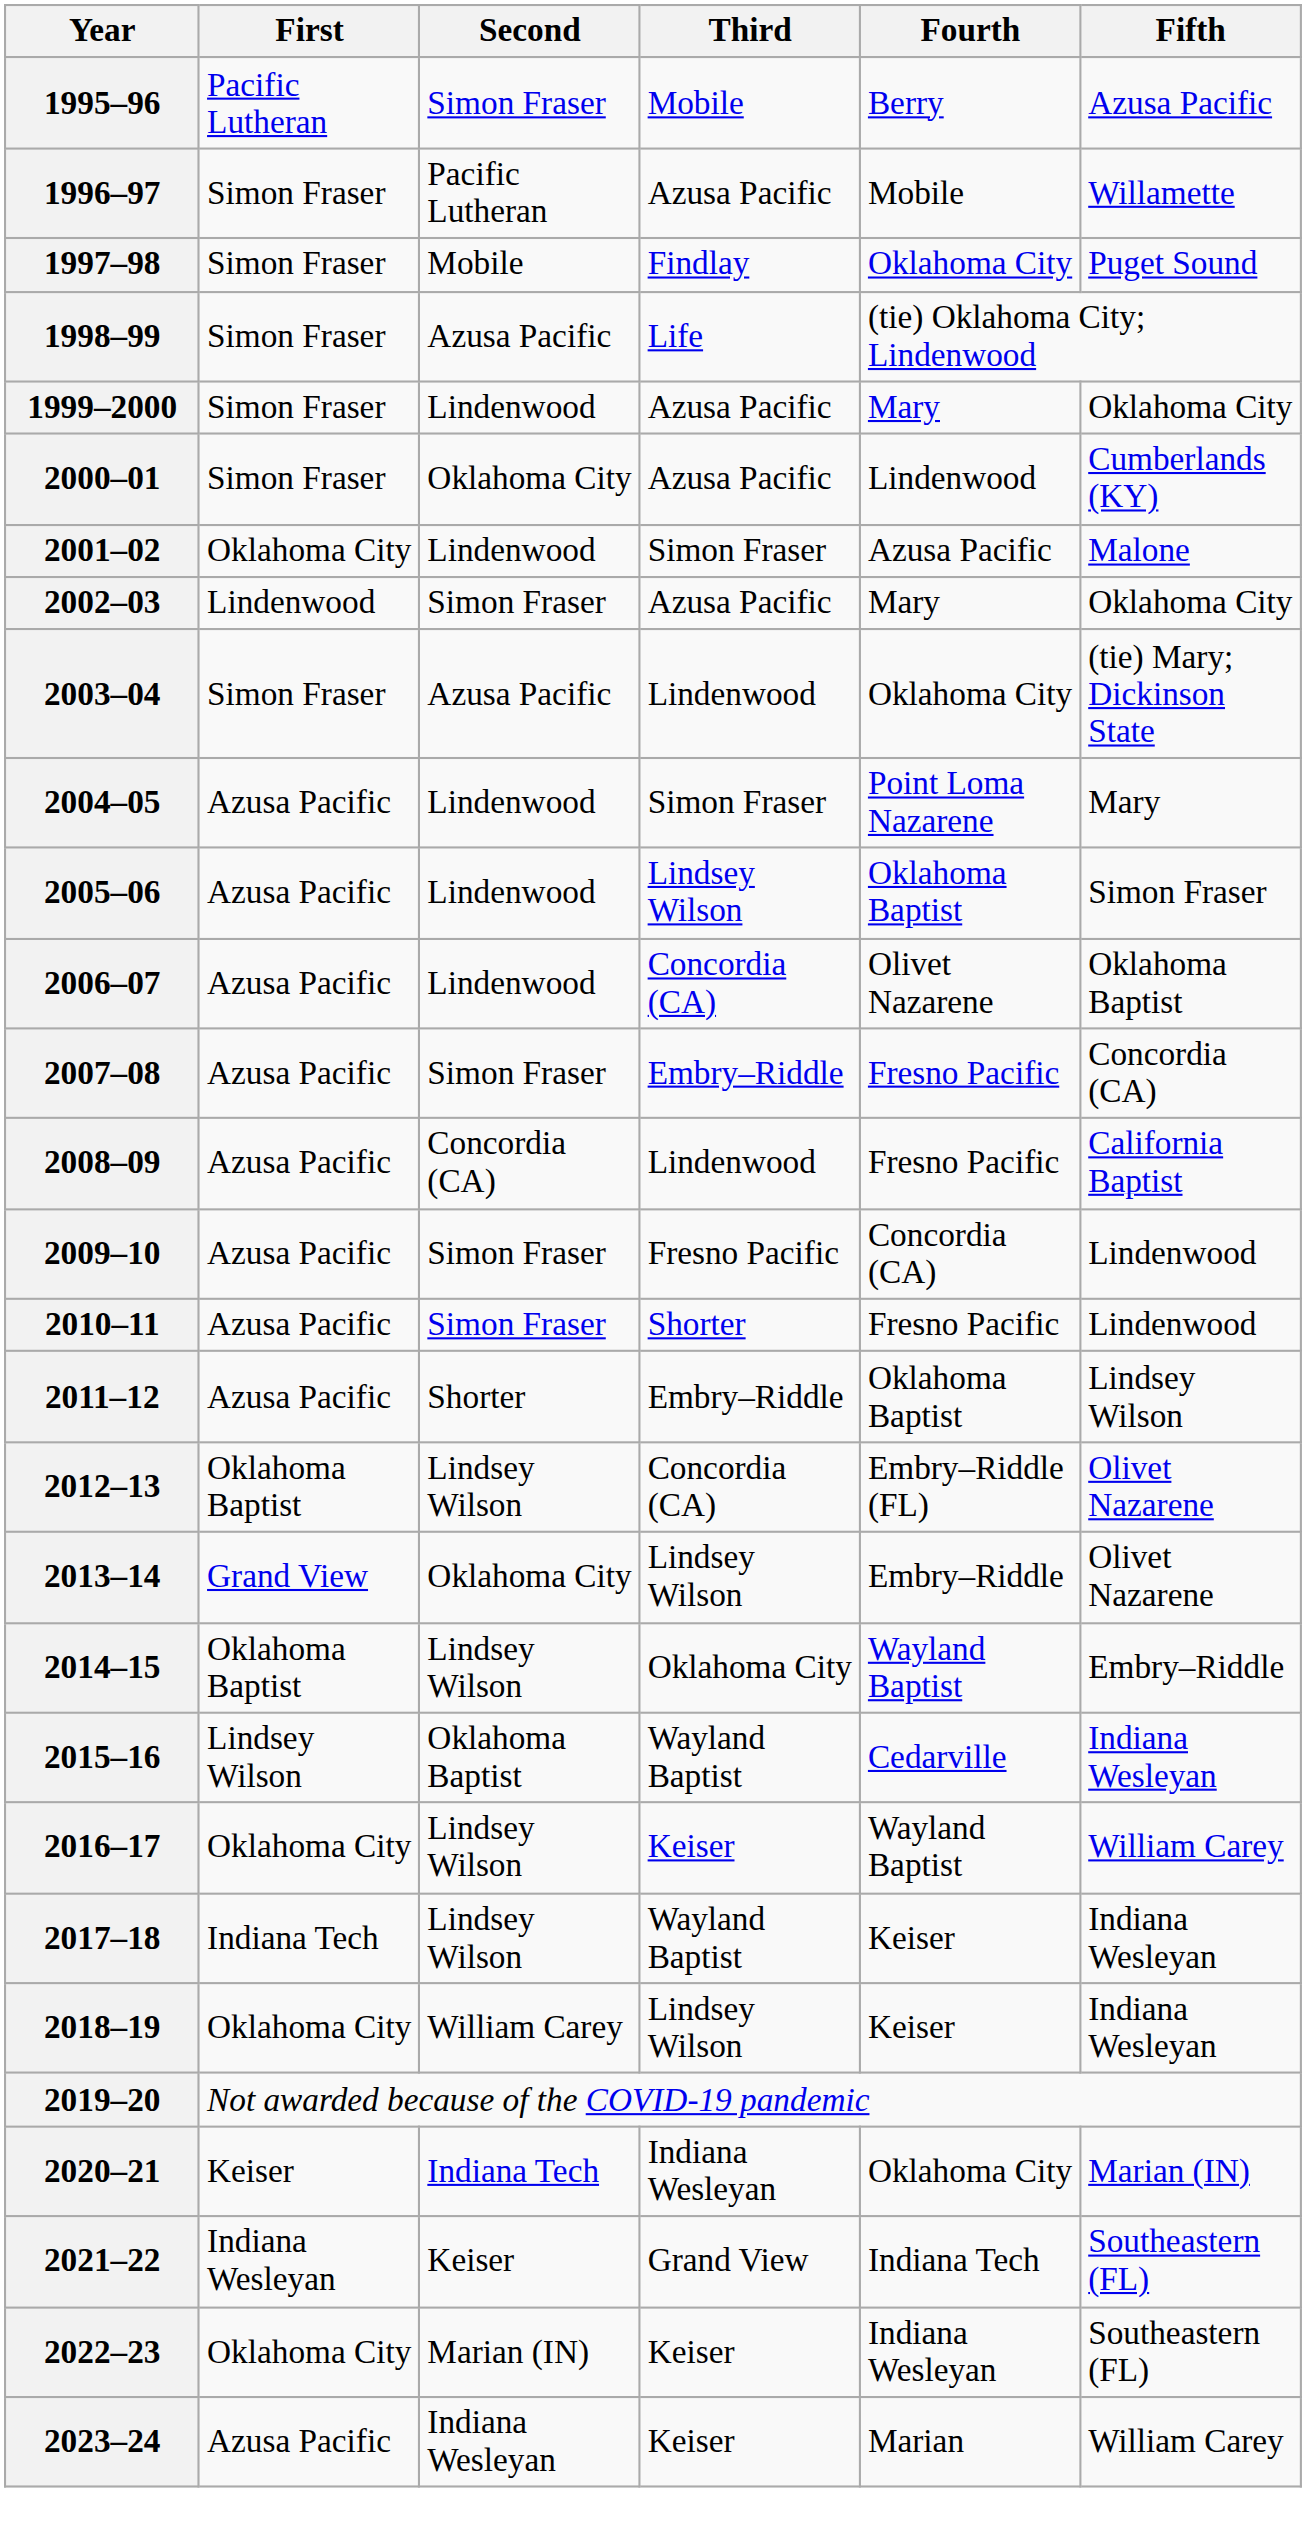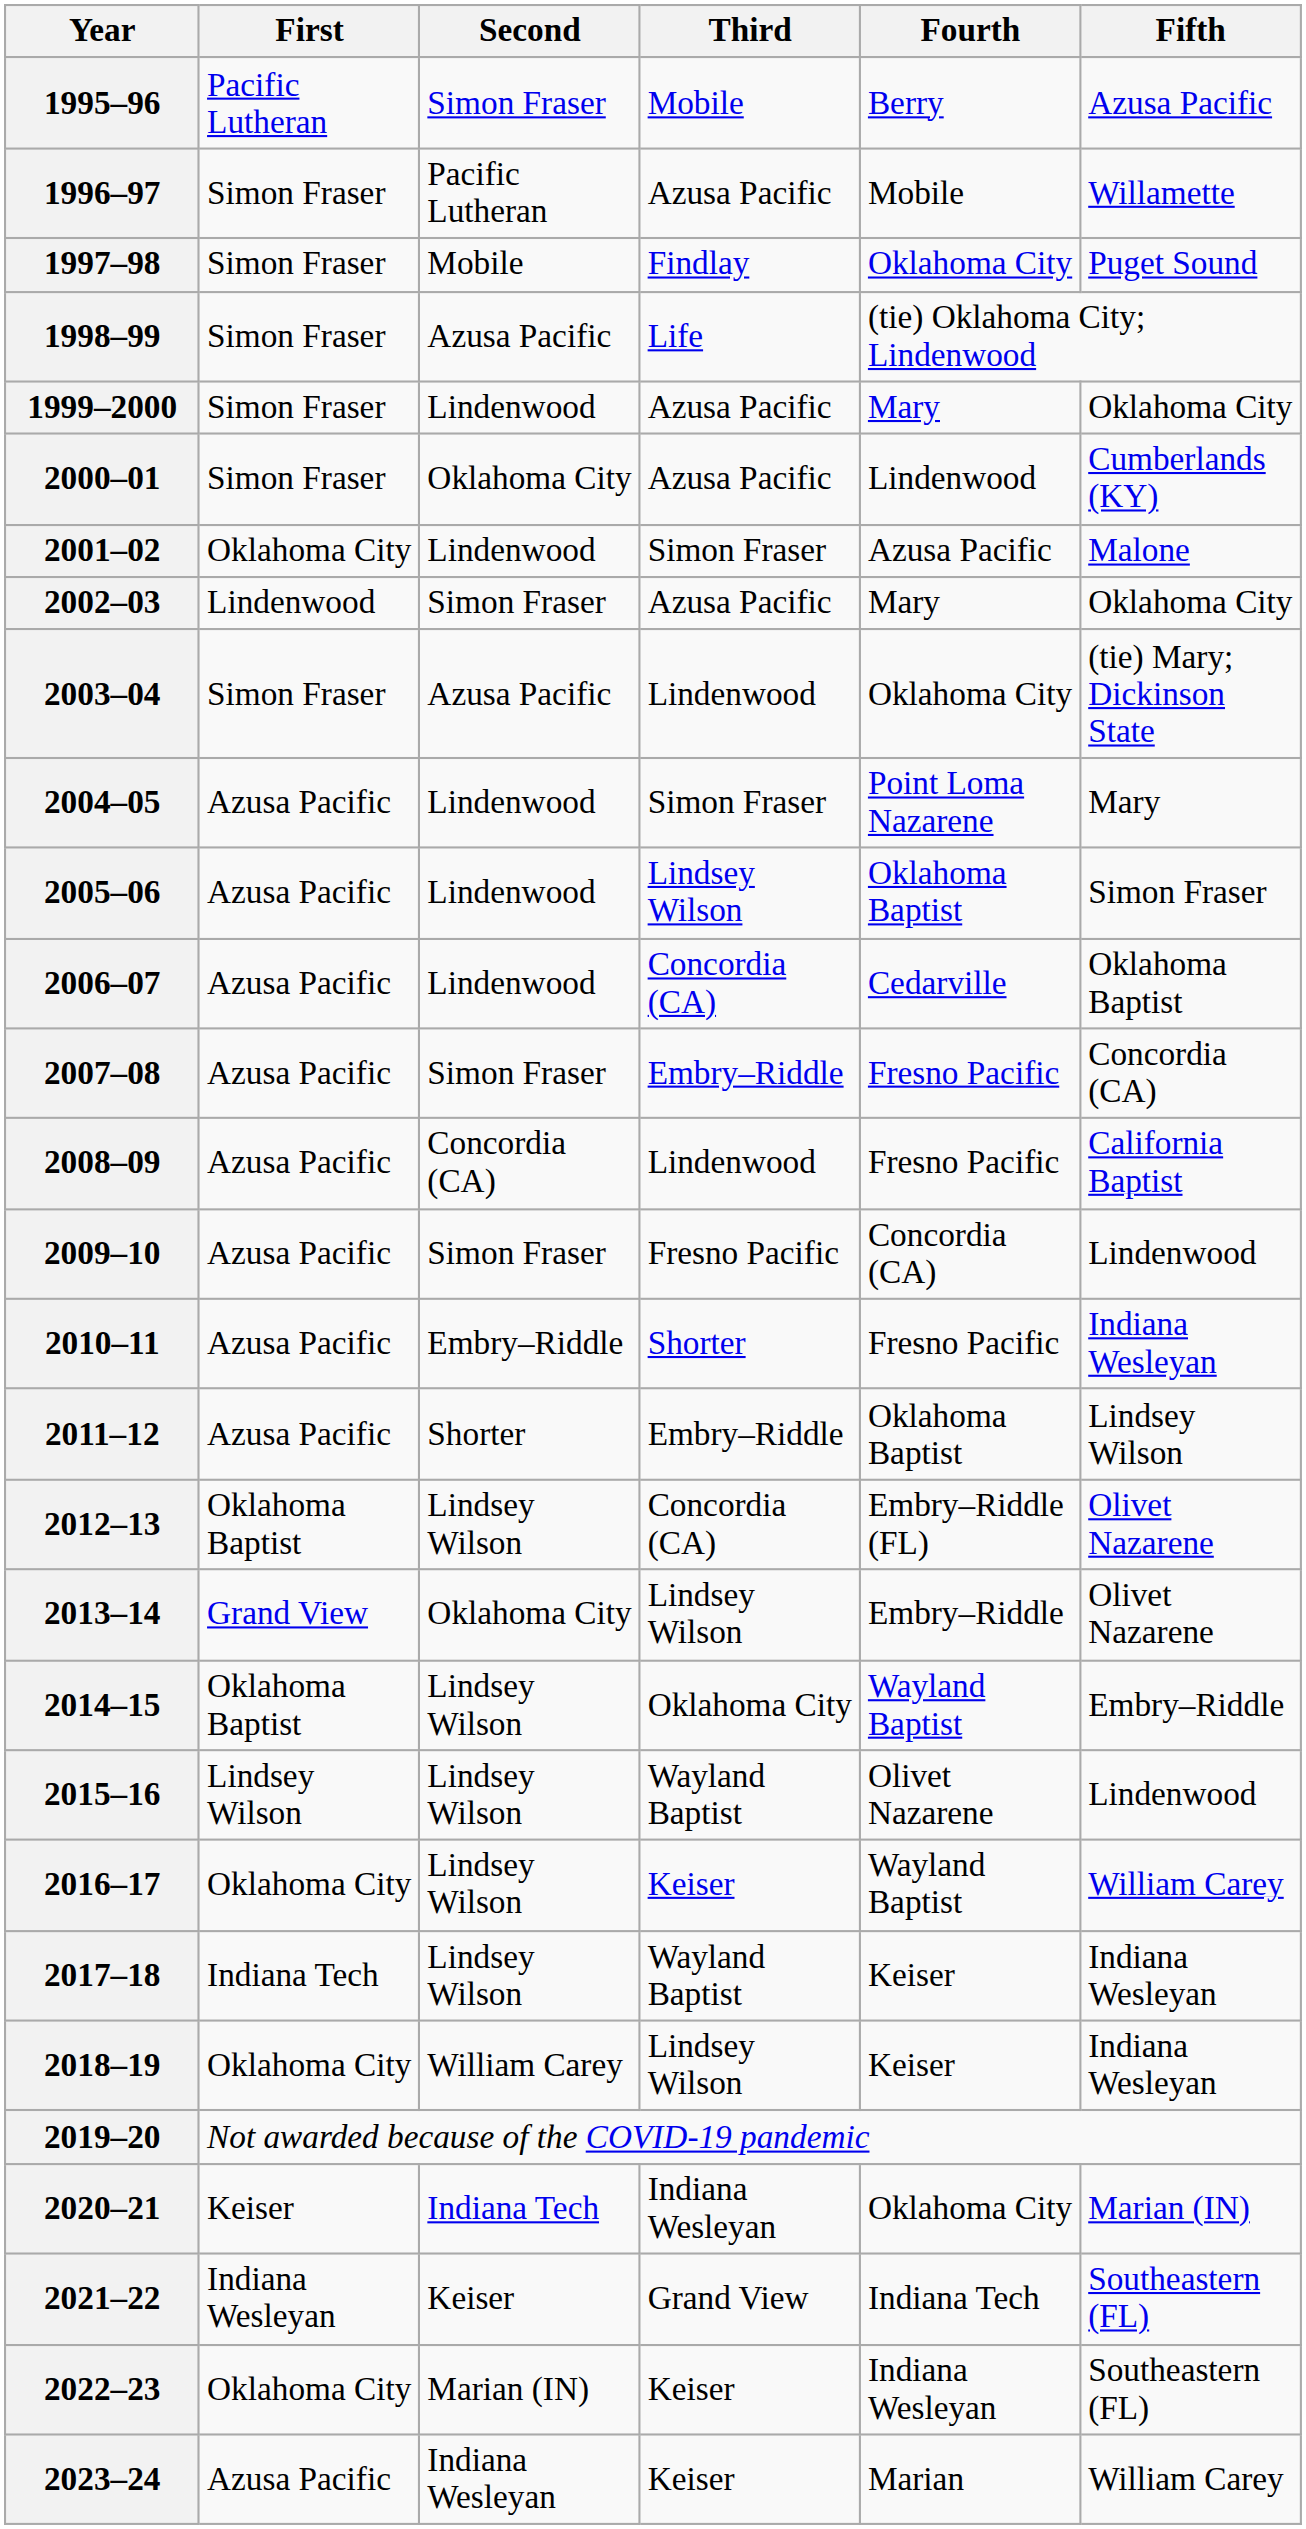(931, 982) Olivet Nazarene -> (937, 982) Cedarville
(517, 1324) Simon Fraser -> (525, 1343) Embry–Riddle
(1172, 1324) Lindenwood -> (1152, 1343) Indiana Wesleyan
(497, 1757) Oklahoma Baptist -> (481, 1794) Lindsey Wilson
(937, 1757) Cedarville -> (931, 1794) Olivet Nazarene
(1152, 1757) Indiana Wesleyan -> (1172, 1794) Lindenwood
